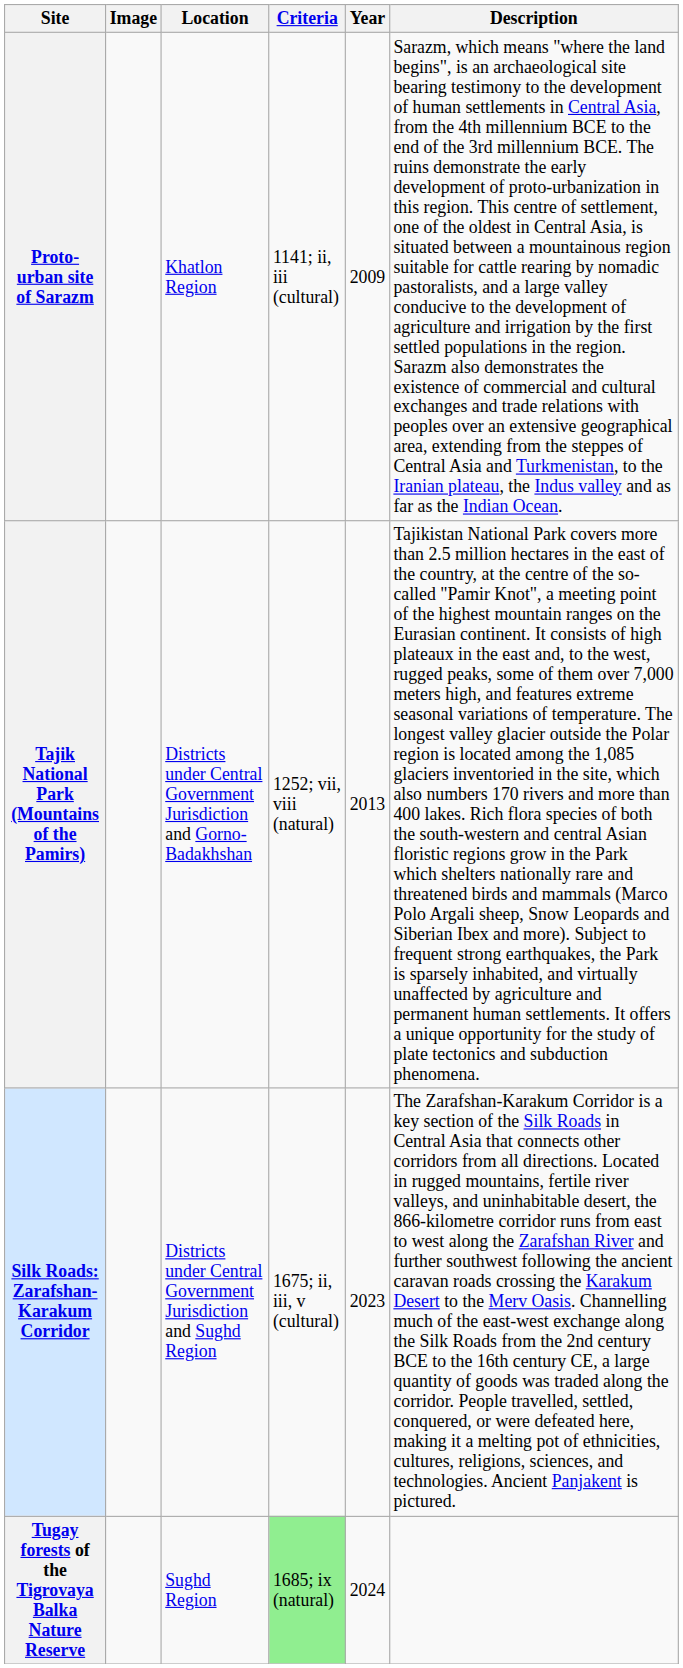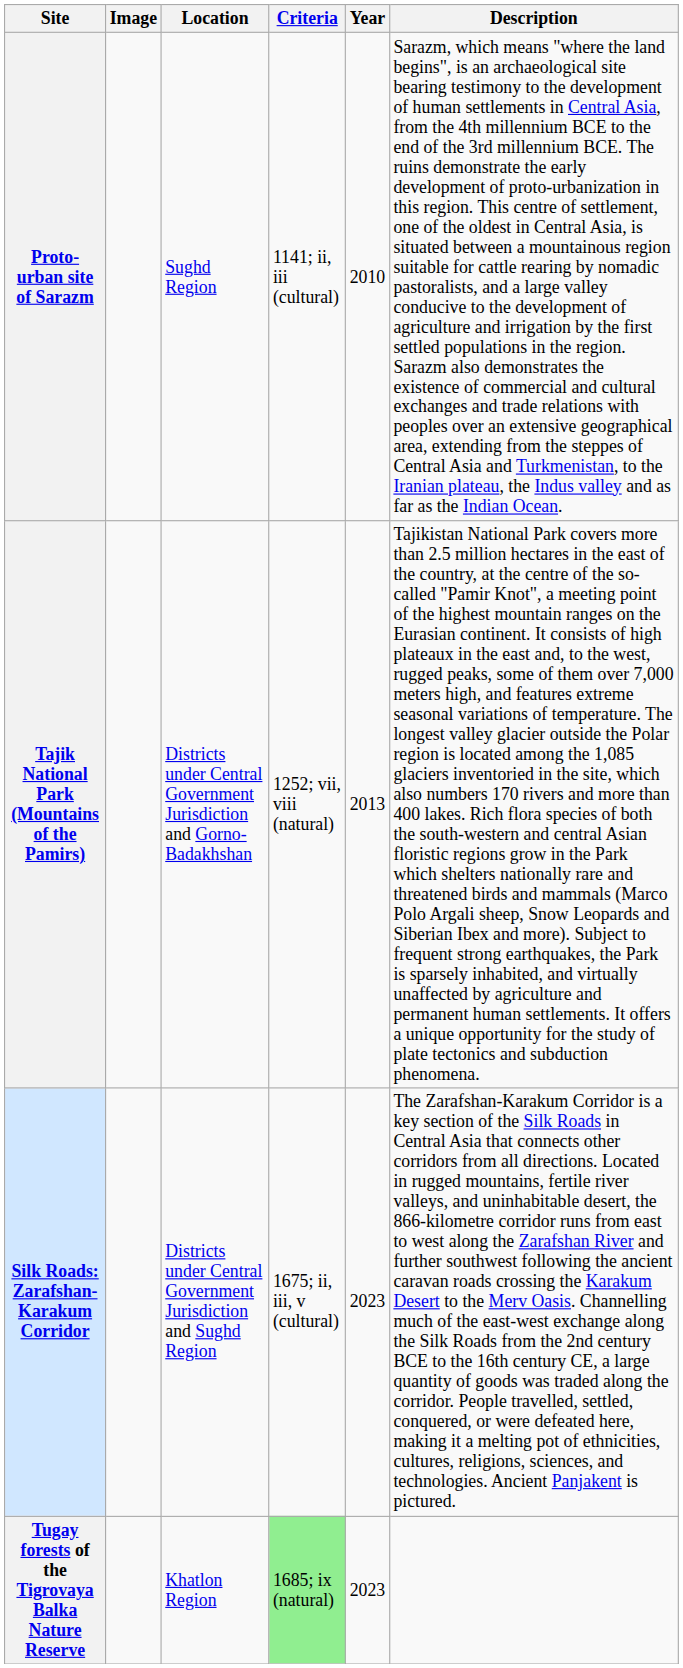(194, 276) Khatlon Region -> (191, 276) Sughd Region
(367, 276) 2009 -> (367, 276) 2010
(191, 1589) Sughd Region -> (194, 1589) Khatlon Region
(367, 1589) 2024 -> (367, 1589) 2023
